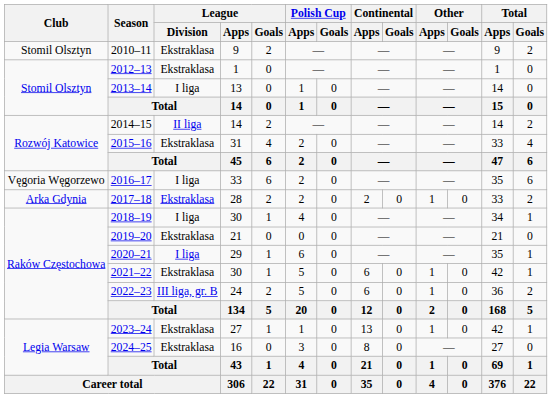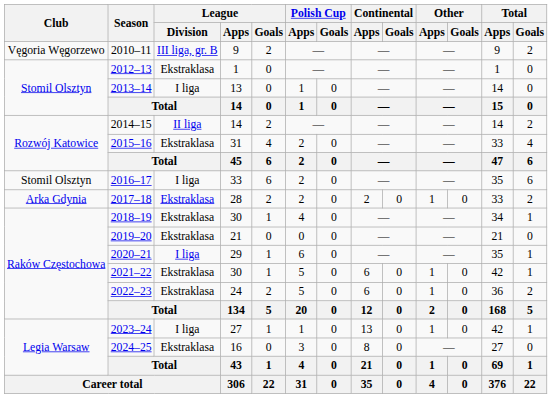(56, 50) Stomil Olsztyn -> (56, 50) Vęgoria Węgorzewo
(187, 50) Ekstraklasa -> (187, 50) III liga, gr. B
(56, 180) Vęgoria Węgorzewo -> (56, 180) Stomil Olsztyn
(187, 217) I liga -> (187, 217) Ekstraklasa
(187, 291) III liga, gr. B -> (187, 291) Ekstraklasa
(187, 328) Ekstraklasa -> (187, 328) I liga
